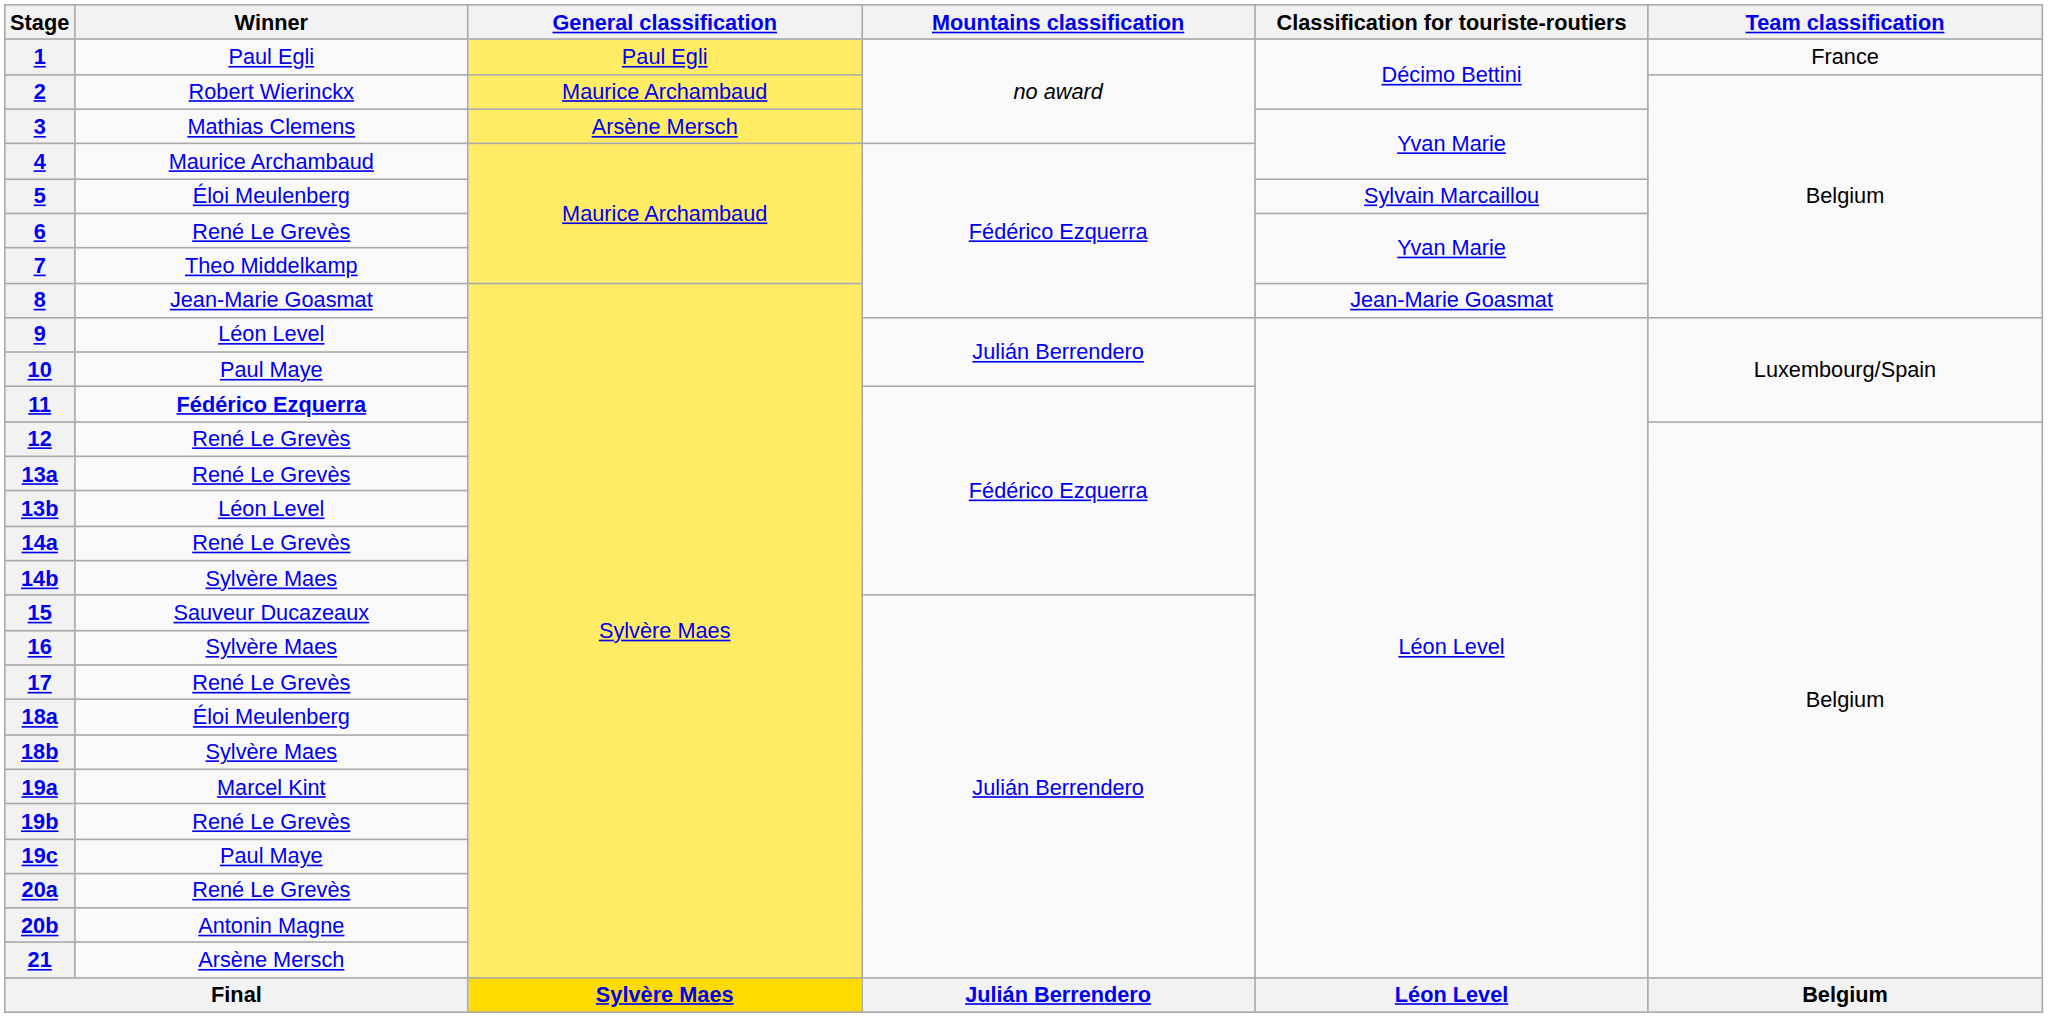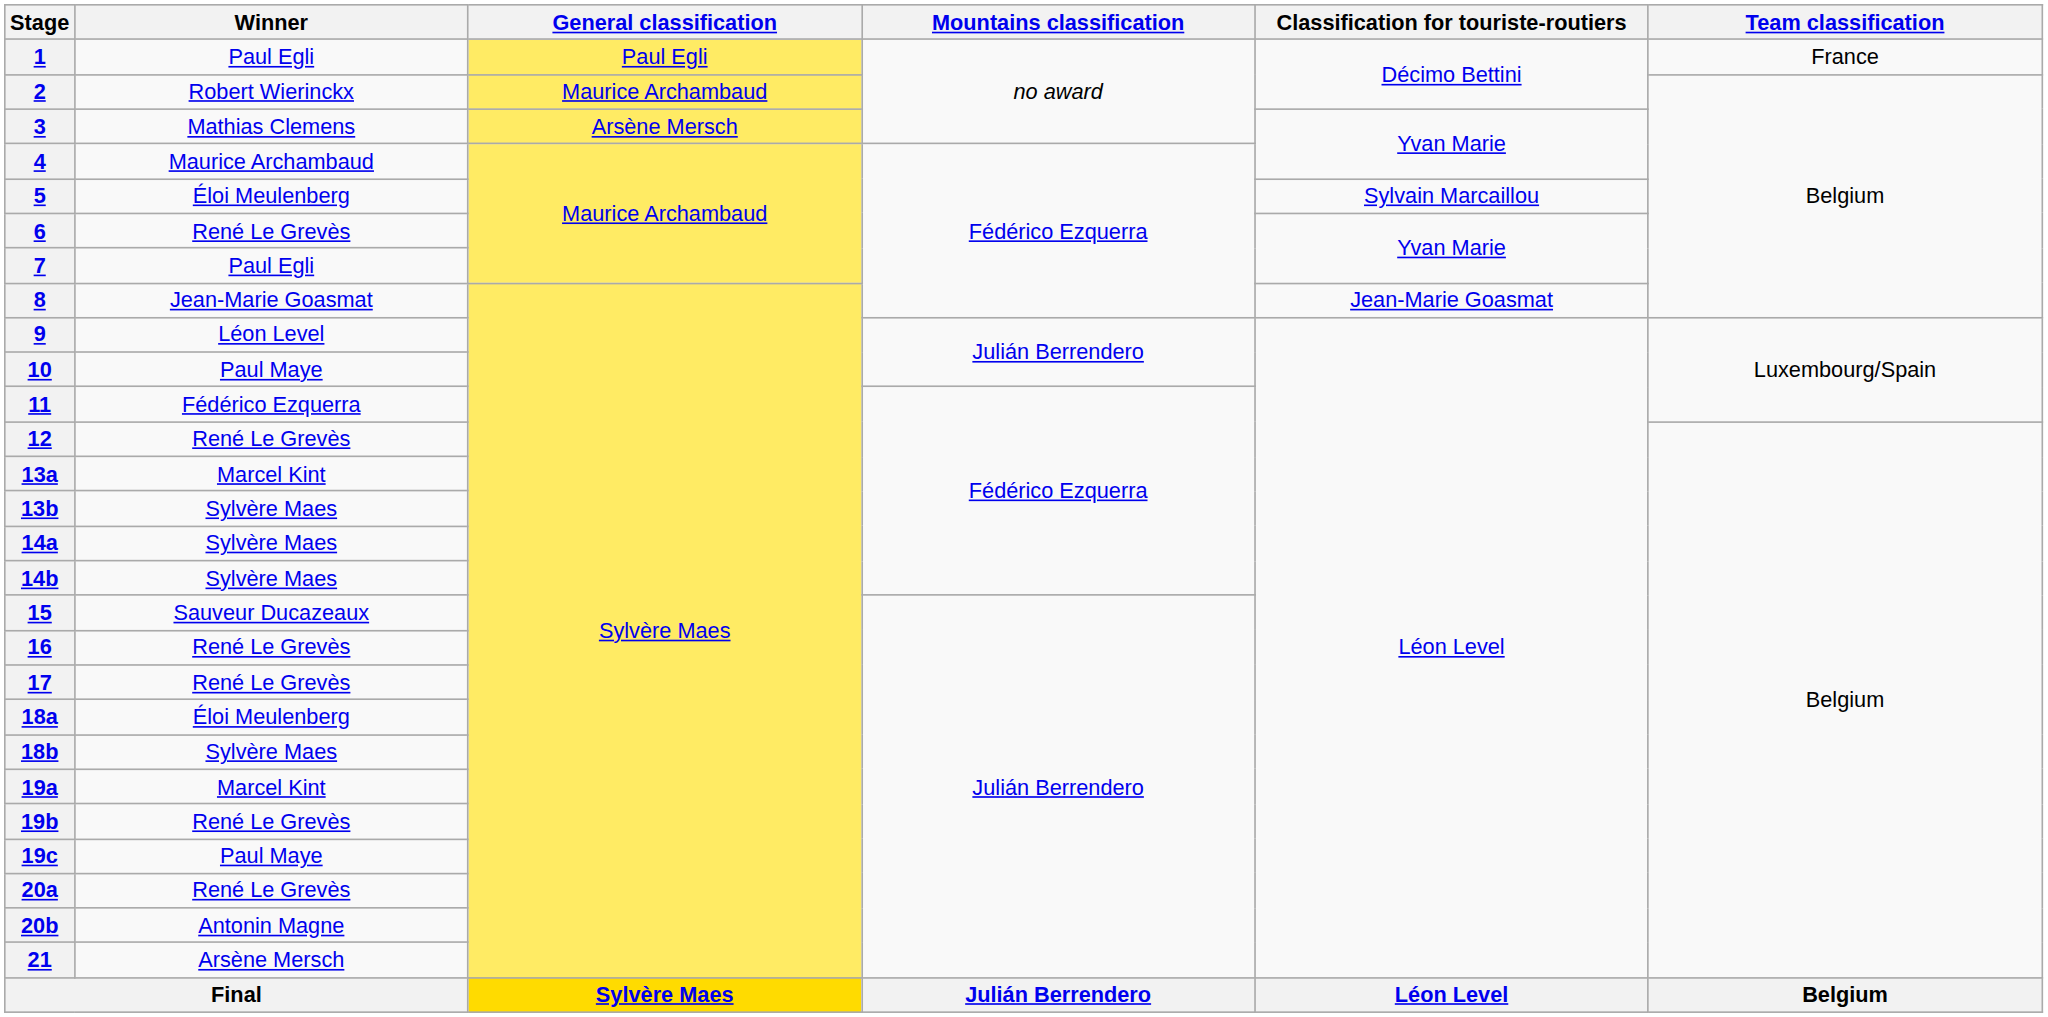(271, 266) Theo Middelkamp -> (271, 266) Paul Egli
(271, 405) bold -> (271, 405) normal
(271, 474) René Le Grevès -> (271, 474) Marcel Kint
(271, 509) Léon Level -> (271, 509) Sylvère Maes
(271, 544) René Le Grevès -> (271, 544) Sylvère Maes
(271, 648) Sylvère Maes -> (271, 648) René Le Grevès
